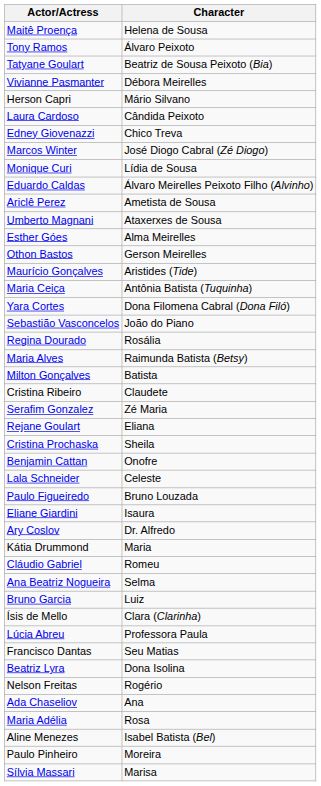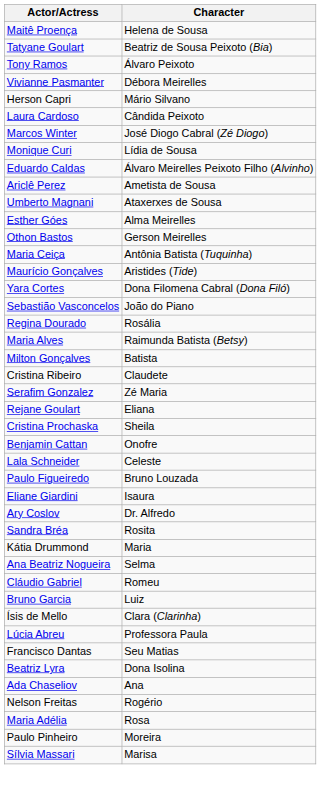rows swapped: (45, 64) <-> (37, 47)
- row: (51, 133)
rows swapped: (36, 289) <-> (55, 271)
+ row: (37, 530)
rows swapped: (44, 565) <-> (59, 582)
rows swapped: (42, 703) <-> (42, 686)
- row: (43, 737)
